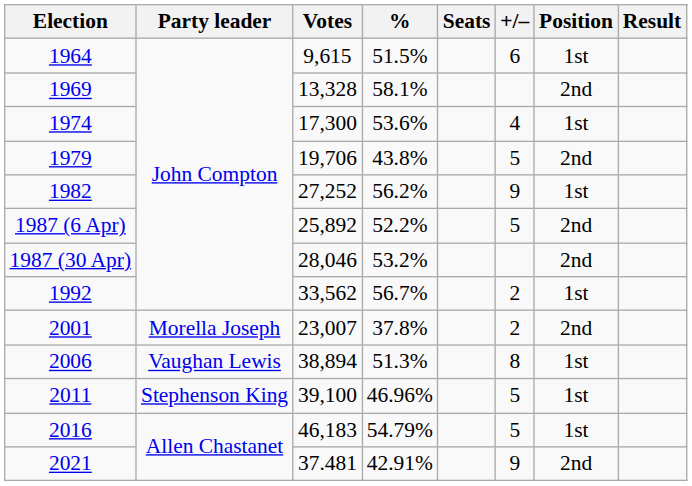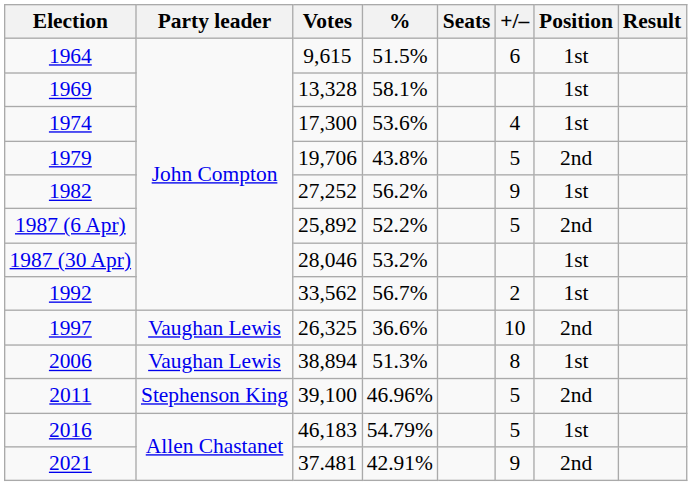(576, 89) 2nd -> (576, 89) 1st
(576, 259) 2nd -> (576, 259) 1st
+ row: (70, 327)
- row: (70, 327)
(576, 395) 1st -> (576, 395) 2nd
